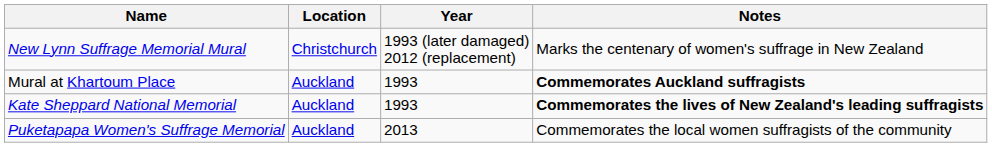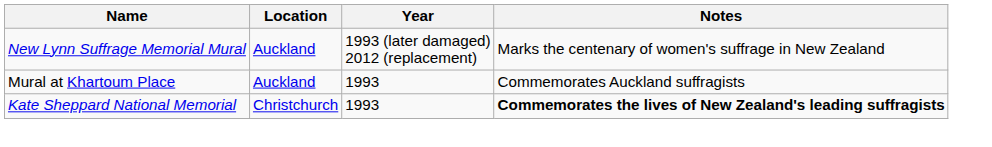(334, 49) Christchurch -> (284, 49) Auckland
(671, 81) bold -> (621, 81) normal
(323, 105) Auckland -> (296, 105) Christchurch
- row: (146, 130)
